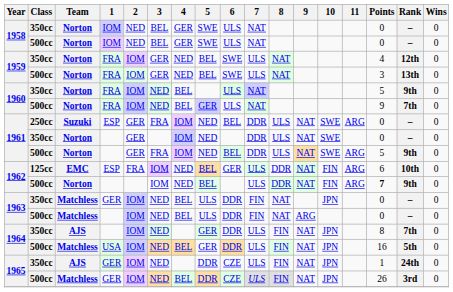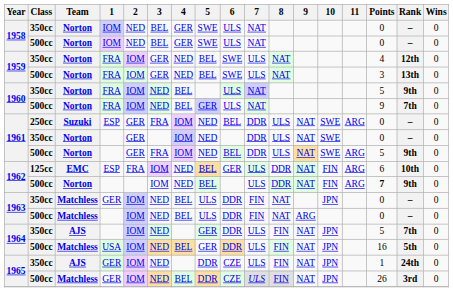(382, 232) 8 -> (382, 232) 5
